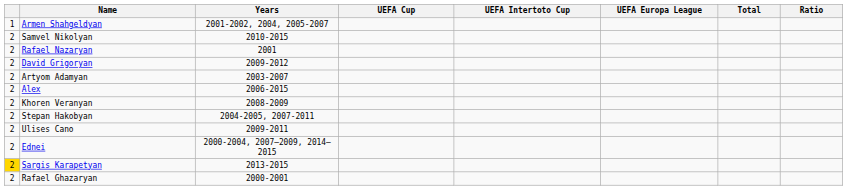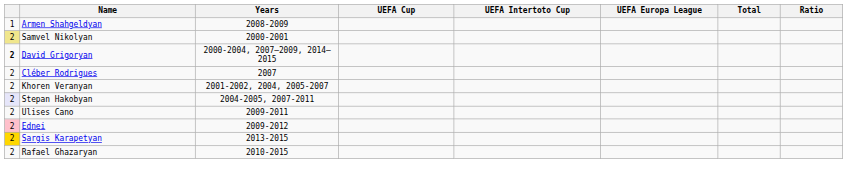(267, 24) 2001-2002, 2004, 2005-2007 -> (267, 24) 2008-2009
(12, 37) no background -> (12, 37) khaki background
(267, 37) 2010-2015 -> (267, 37) 2000-2001
- row: (57, 50)
(12, 63) normal -> (12, 55) bold
(267, 63) 2009-2012 -> (267, 55) 2000-2004, 2007–2009, 2014–2015
+ row: (59, 73)
- row: (55, 76)
- row: (31, 90)
(267, 103) 2008-2009 -> (267, 86) 2001-2002, 2004, 2005-2007
(12, 116) no background -> (12, 99) lavender background
(12, 147) no background -> (12, 125) pink background
(267, 147) 2000-2004, 2007–2009, 2014–2015 -> (267, 125) 2009-2012
(267, 178) 2000-2001 -> (267, 152) 2010-2015
